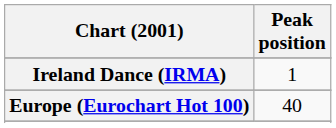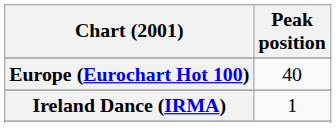rows swapped: (129, 105) <-> (129, 74)
